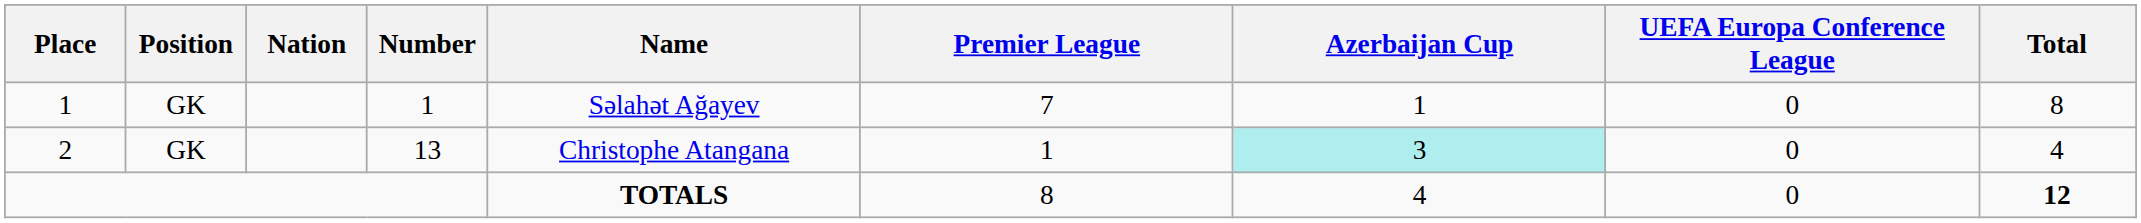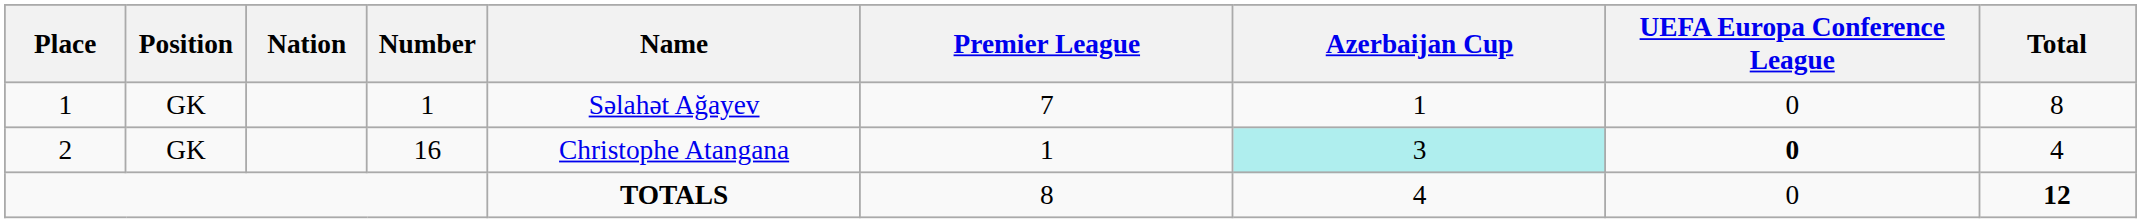(427, 149) 13 -> (427, 149) 16
(1792, 149) normal -> (1792, 149) bold
